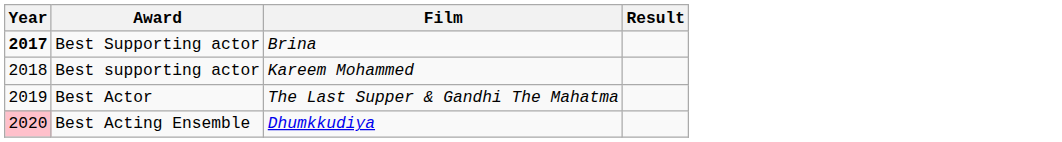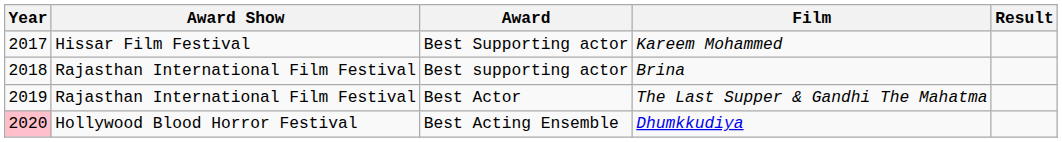+ column: (236, 18)
(28, 44) bold -> (28, 44) normal
(292, 44) Brina -> (709, 44) Kareem Mohammed
(341, 71) Kareem Mohammed -> (661, 71) Brina
